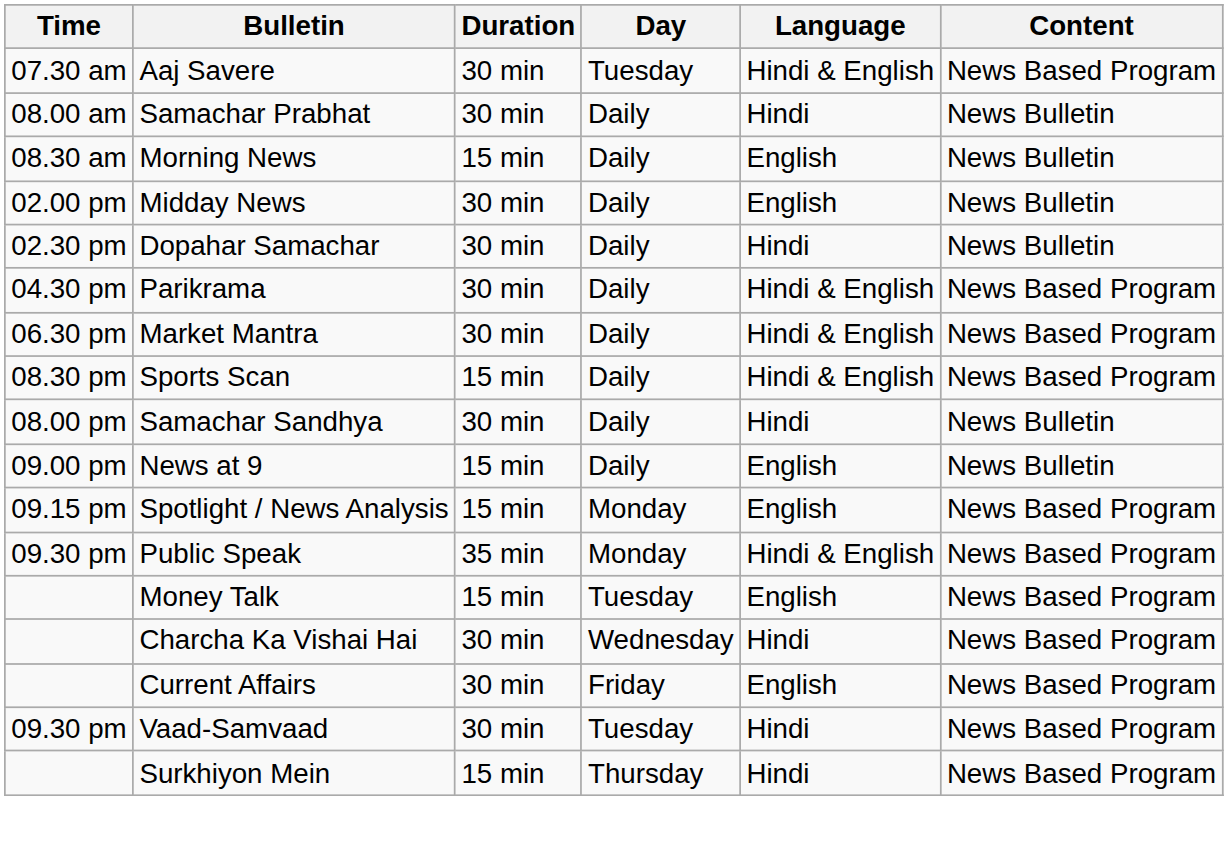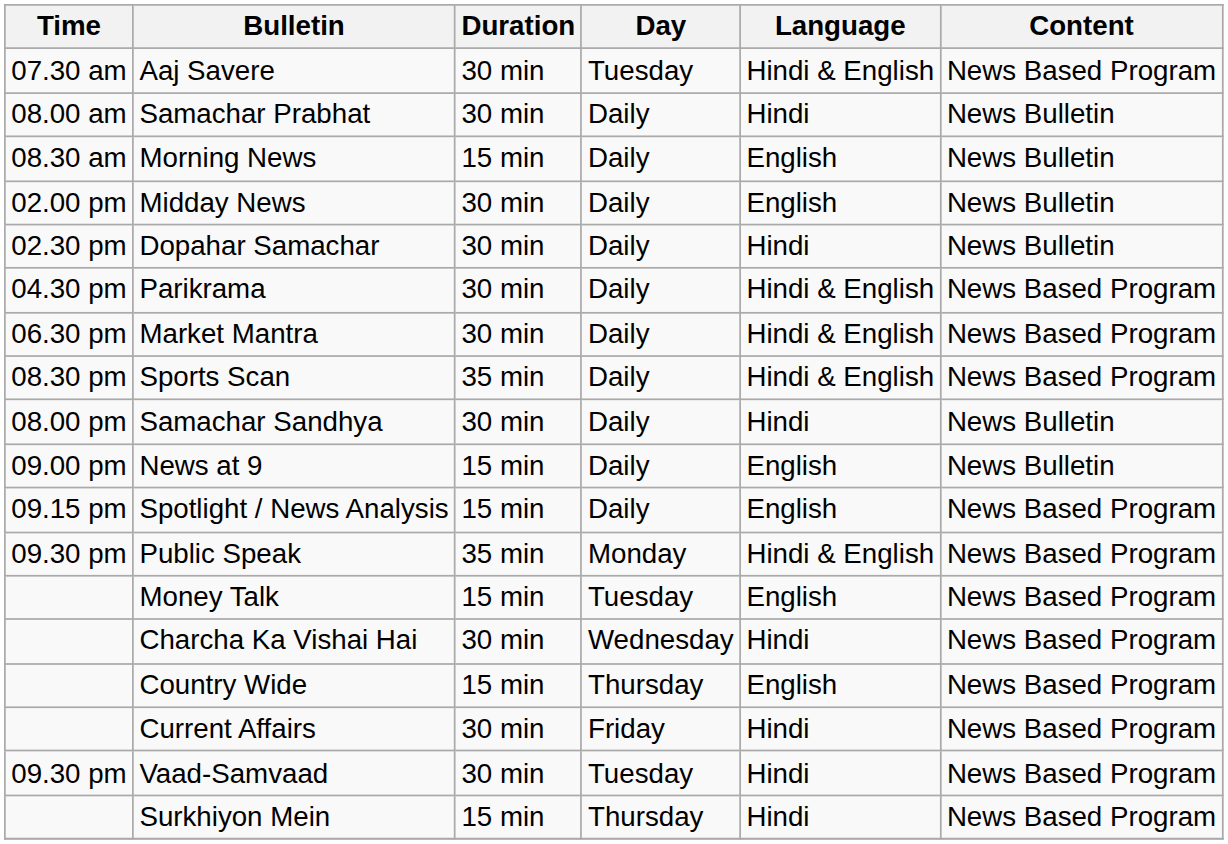(503, 377) 15 min -> (503, 377) 35 min
(637, 509) Monday -> (619, 509) Daily
+ row: (223, 684)
(792, 684) English -> (778, 728) Hindi
